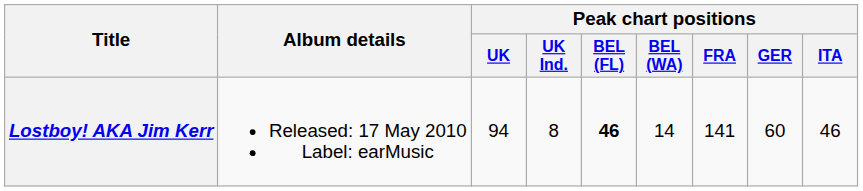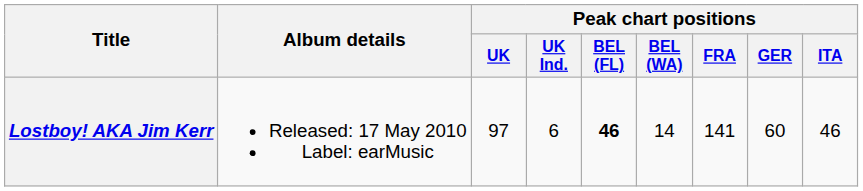(499, 131) 94 -> (499, 131) 97
(554, 131) 8 -> (554, 131) 6
